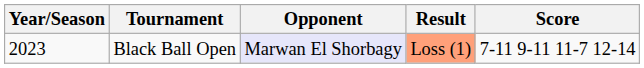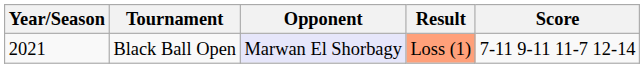(27, 48) 2023 -> (27, 48) 2021
